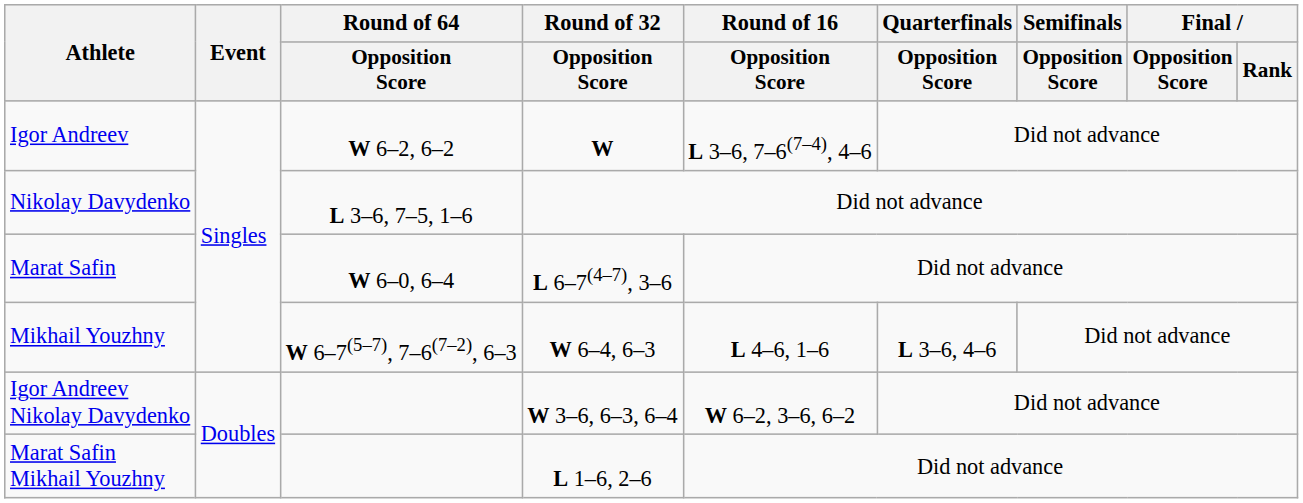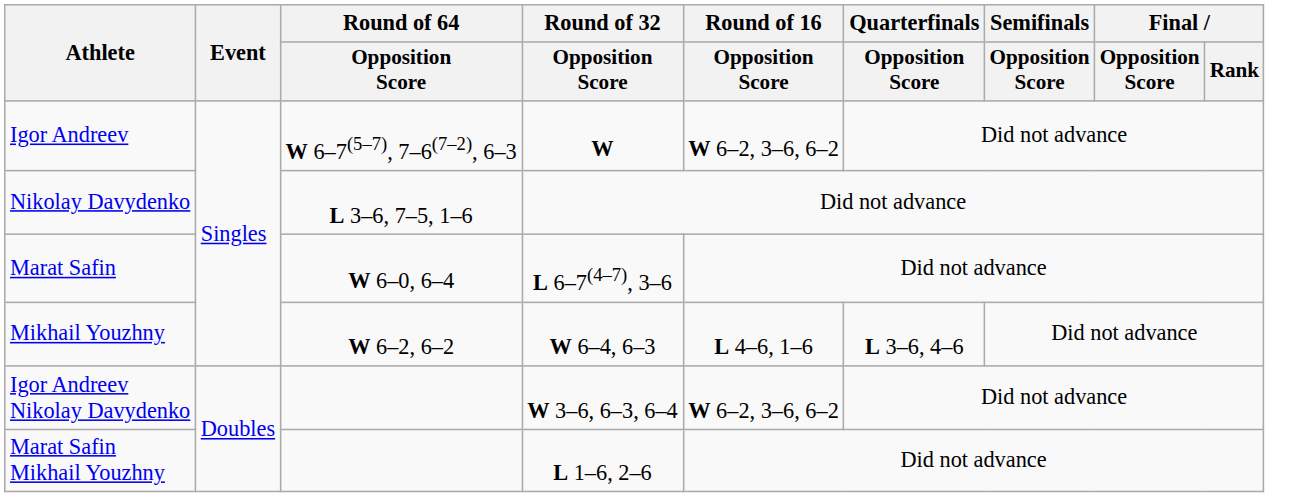(401, 149) W 6–2, 6–2 -> (401, 149) W 6–7(5–7), 7–6(7–2), 6–3
(780, 149) L 3–6, 7–6(7–4), 4–6 -> (764, 149) W 6–2, 3–6, 6–2
(401, 350) W 6–7(5–7), 7–6(7–2), 6–3 -> (401, 347) W 6–2, 6–2
